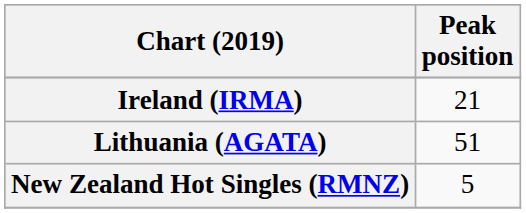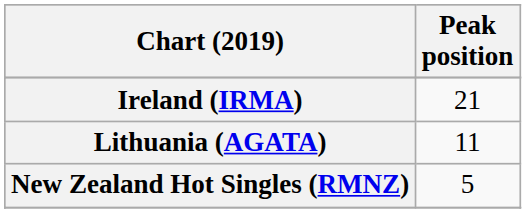(467, 142) 51 -> (467, 142) 11
